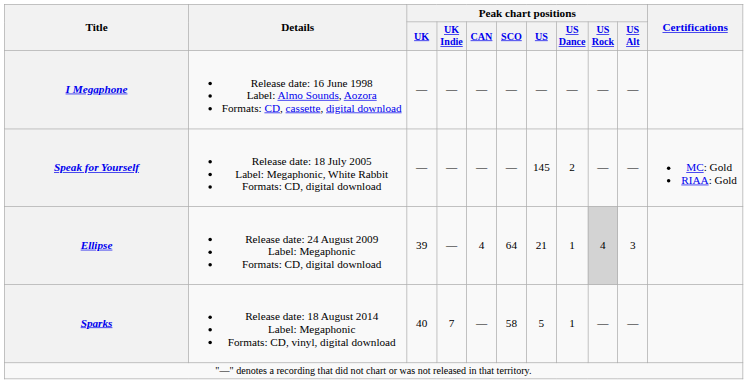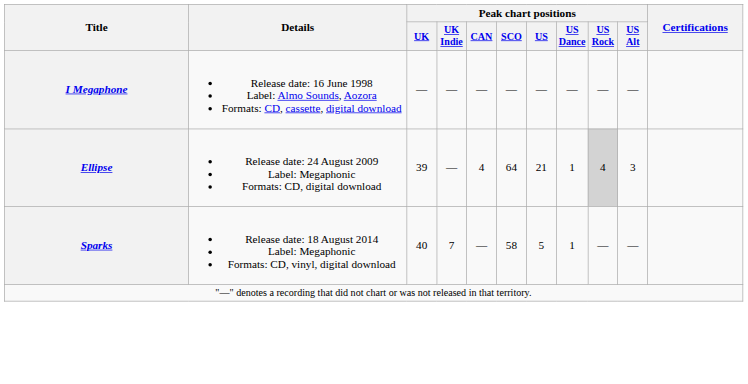- row: (97, 167)
